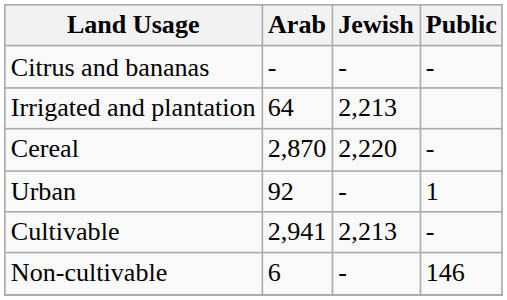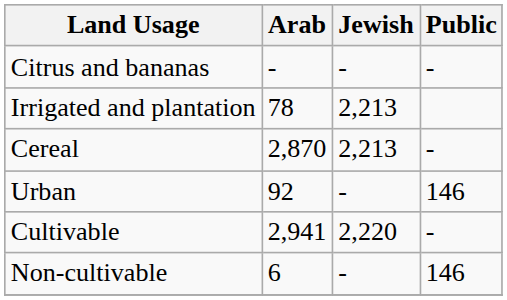(281, 107) 64 -> (281, 107) 78
(368, 149) 2,220 -> (368, 149) 2,213
(432, 190) 1 -> (445, 190) 146
(368, 231) 2,213 -> (368, 231) 2,220
